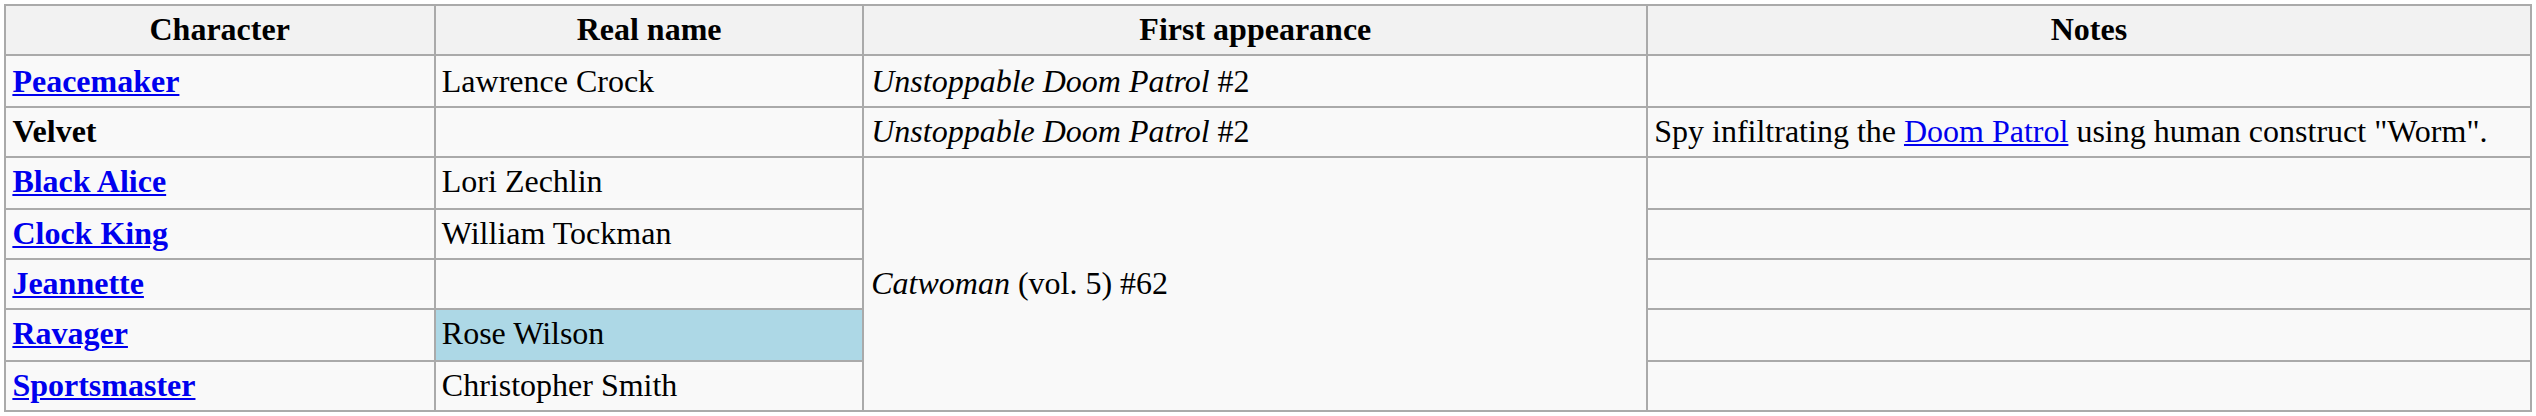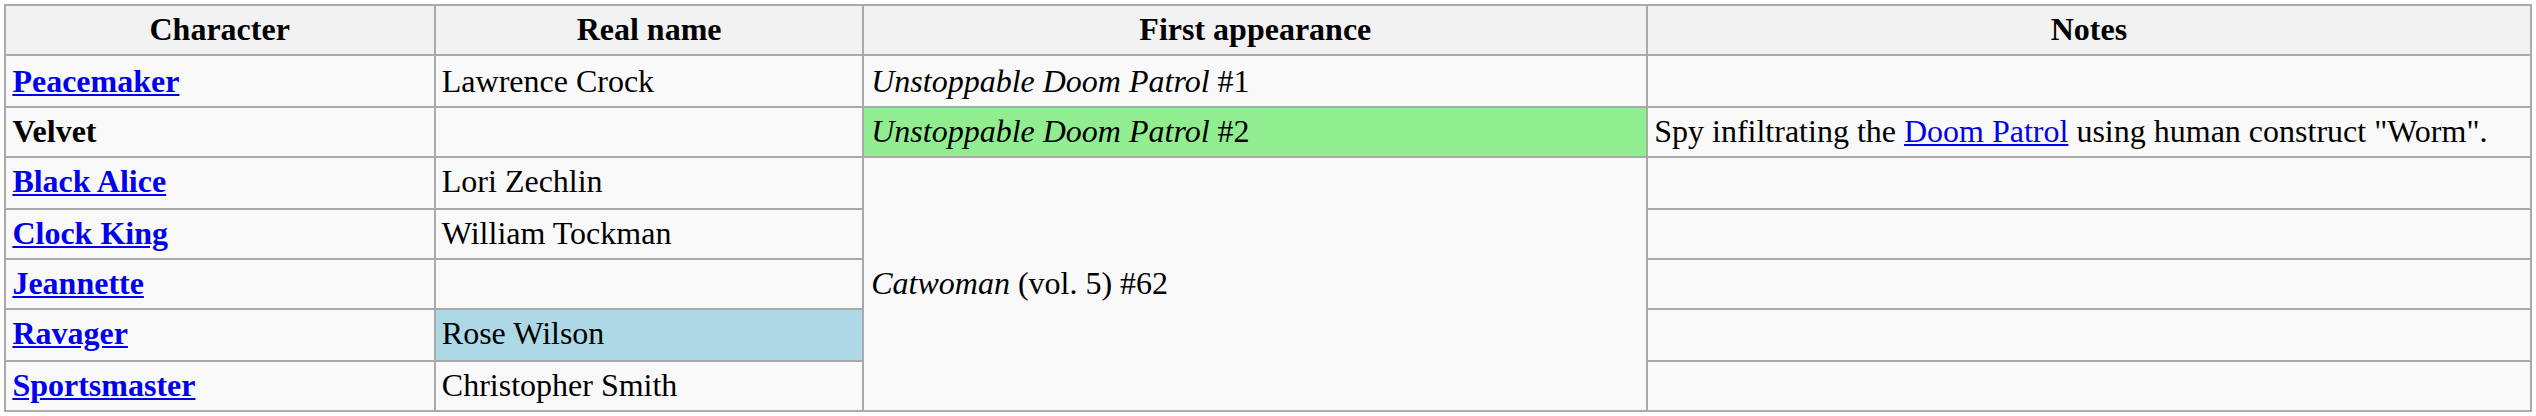(1060, 80) Unstoppable Doom Patrol #2 -> (1060, 80) Unstoppable Doom Patrol #1
(1060, 131) no background -> (1060, 131) lightgreen background
